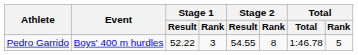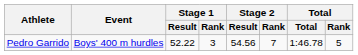(243, 43) 54.55 -> (243, 43) 54.56
(273, 43) 8 -> (273, 43) 7
